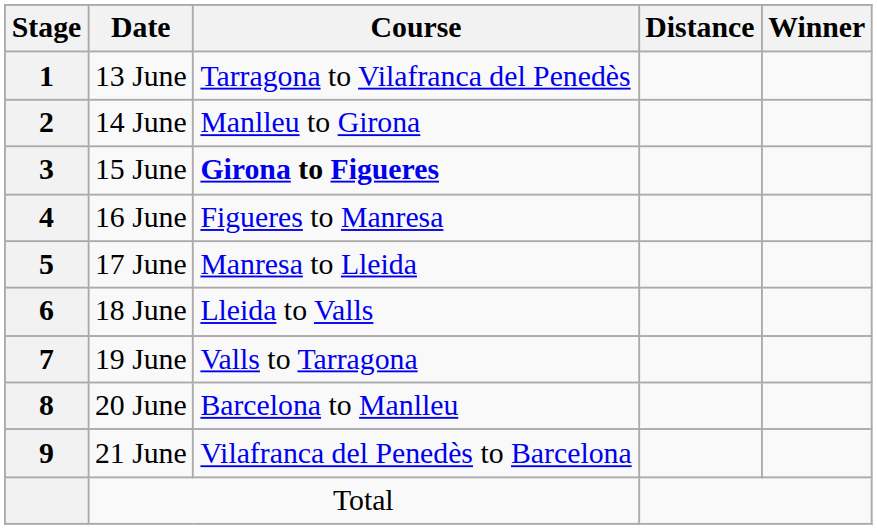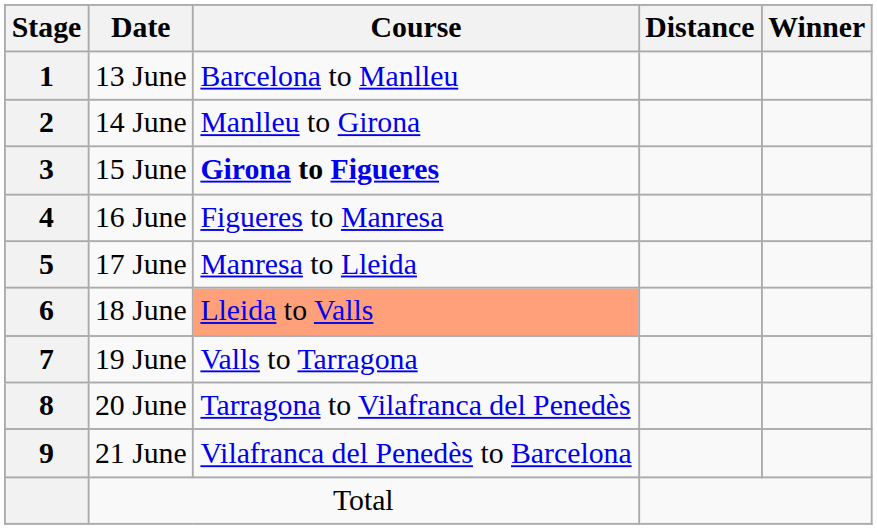(416, 75) Tarragona to Vilafranca del Penedès -> (329, 75) Barcelona to Manlleu
(287, 311) no background -> (287, 311) lightsalmon background
(329, 405) Barcelona to Manlleu -> (416, 405) Tarragona to Vilafranca del Penedès
